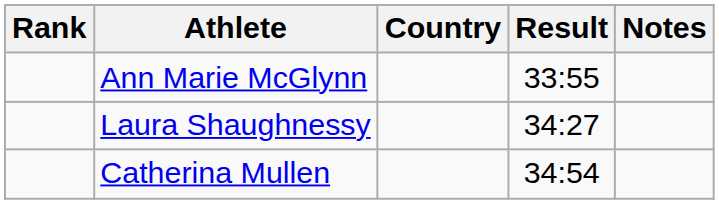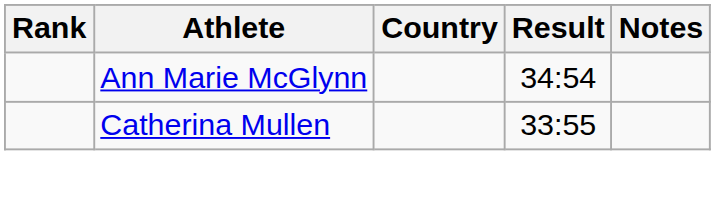(562, 76) 33:55 -> (558, 76) 34:54
- row: (236, 125)
(562, 173) 34:54 -> (558, 125) 33:55
